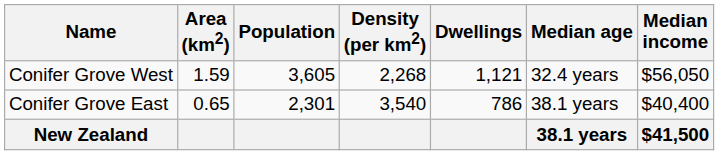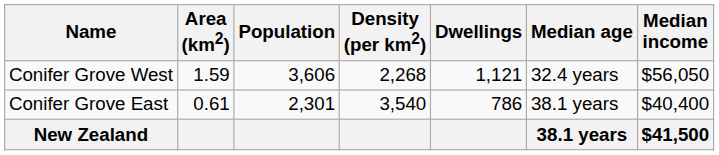(312, 75) 3,605 -> (312, 75) 3,606
(212, 104) 0.65 -> (212, 104) 0.61
